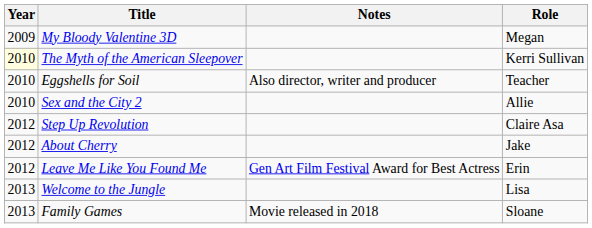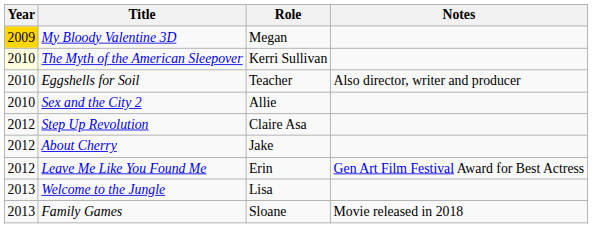columns swapped: (545, 15) <-> (374, 15)
(21, 37) no background -> (21, 37) gold background
